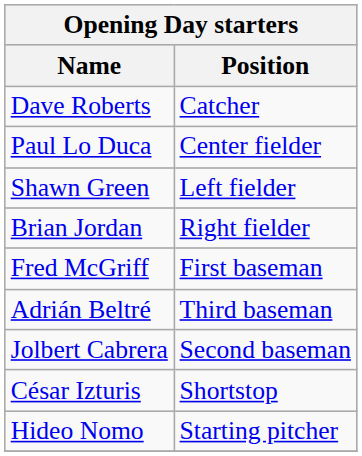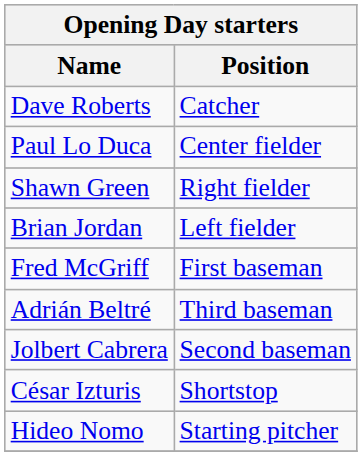(238, 187) Left fielder -> (245, 187) Right fielder
(245, 227) Right fielder -> (238, 227) Left fielder
